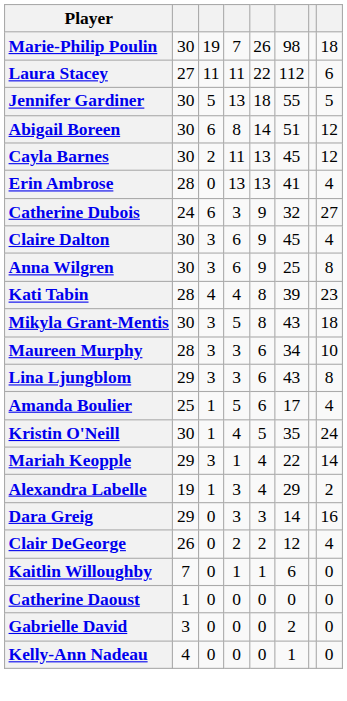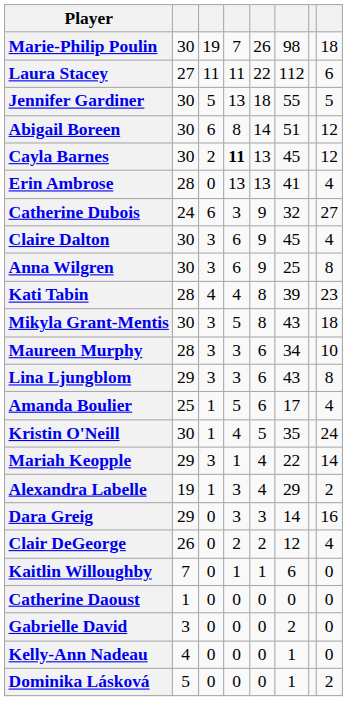(237, 156) normal -> (237, 156) bold
+ row: (79, 682)
